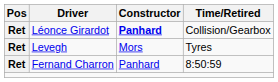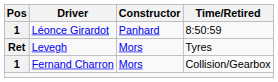(17, 30) Ret -> (17, 30) 1
(140, 30) bold -> (139, 30) normal
(228, 30) Collision/Gearbox -> (204, 30) 8:50:59
(17, 64) Ret -> (17, 64) 1
(139, 64) Panhard -> (131, 64) Mors
(204, 64) 8:50:59 -> (228, 64) Collision/Gearbox
